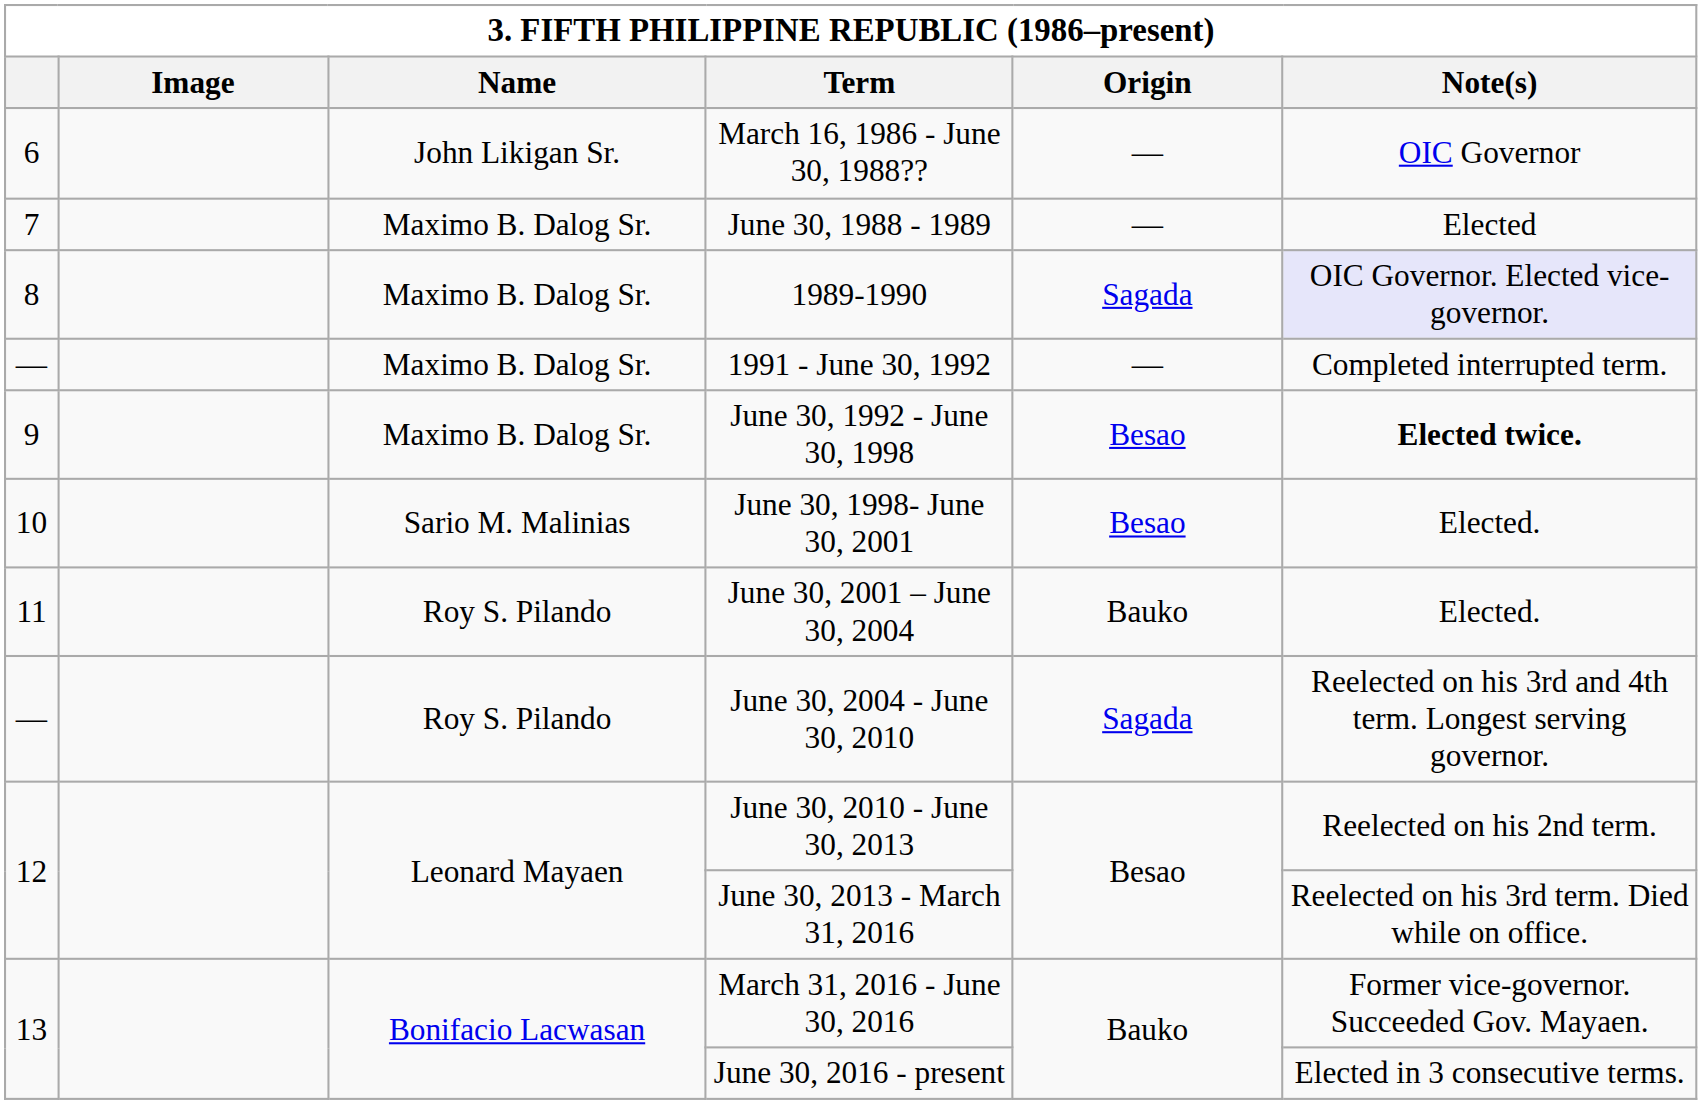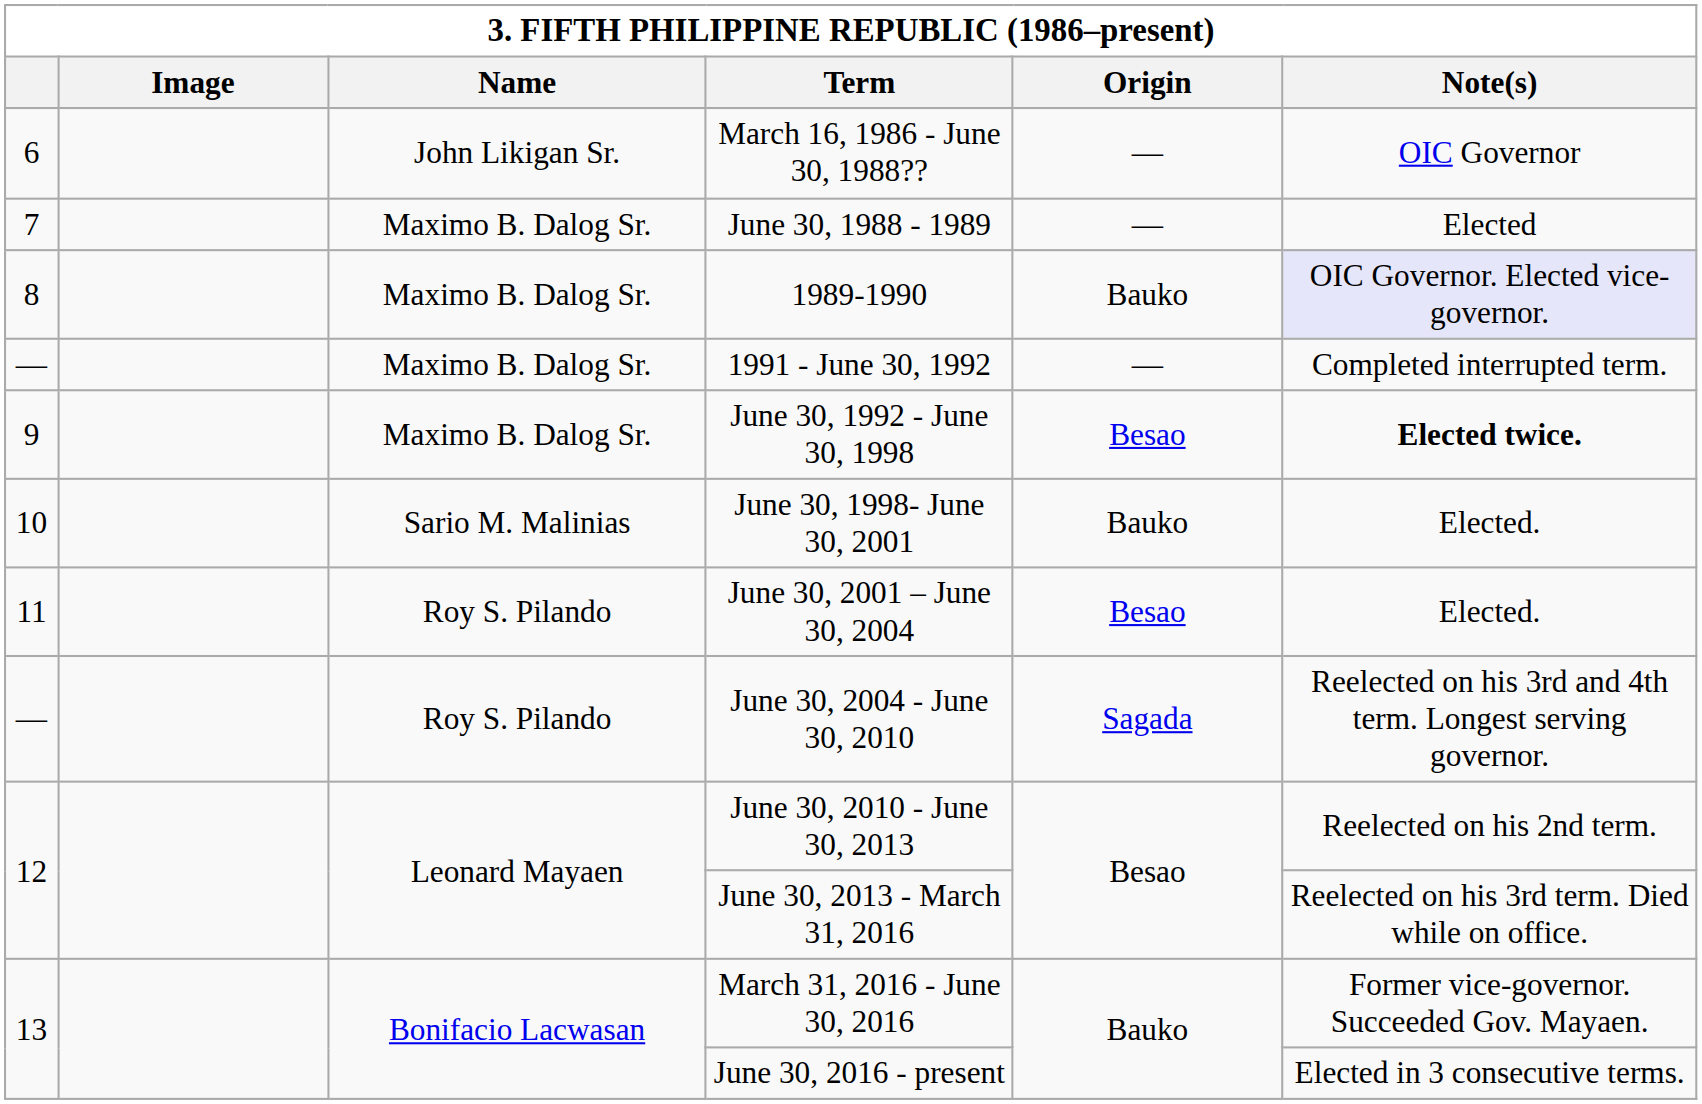(1147, 293) Sagada -> (1147, 293) Bauko
(1147, 522) Besao -> (1147, 522) Bauko
(1147, 611) Bauko -> (1147, 611) Besao
